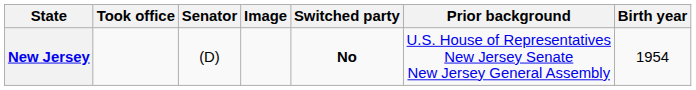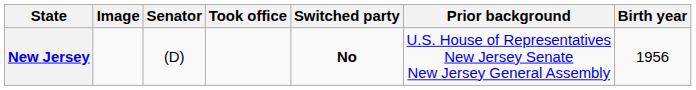columns swapped: (266, 16) <-> (136, 16)
(653, 56) 1954 -> (653, 56) 1956
